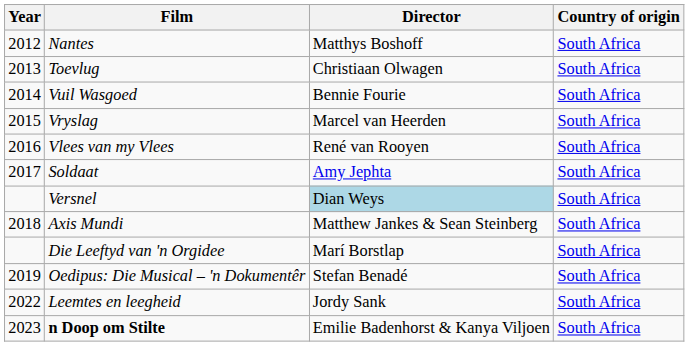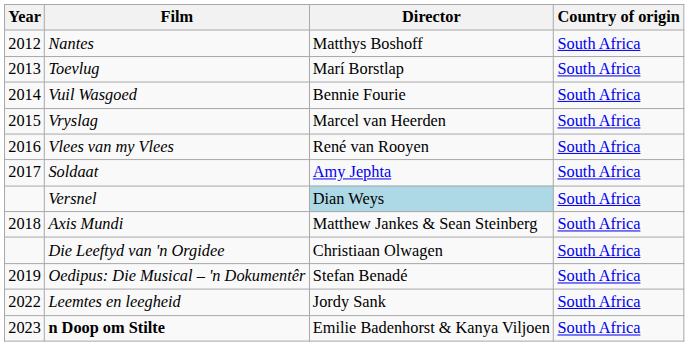(378, 69) Christiaan Olwagen -> (358, 69) Marí Borstlap
(358, 250) Marí Borstlap -> (378, 250) Christiaan Olwagen
